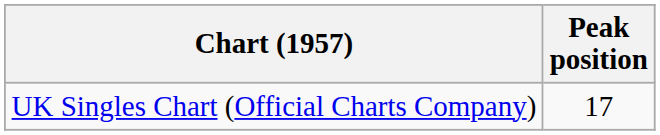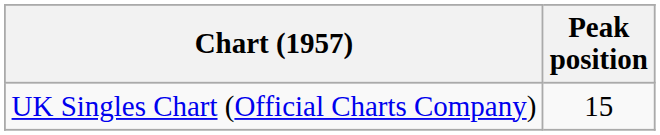(599, 105) 17 -> (599, 105) 15
